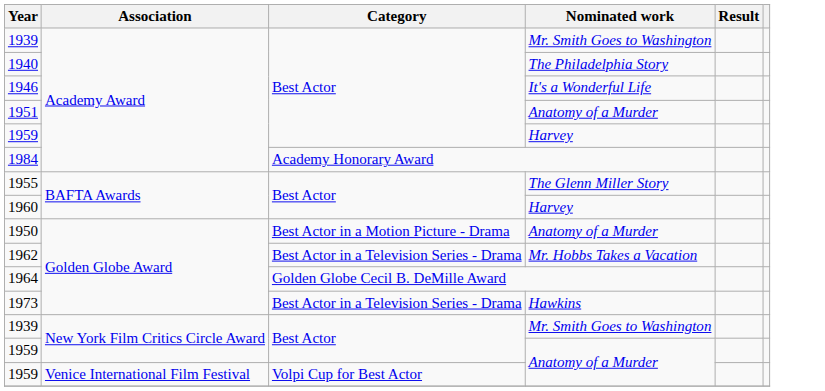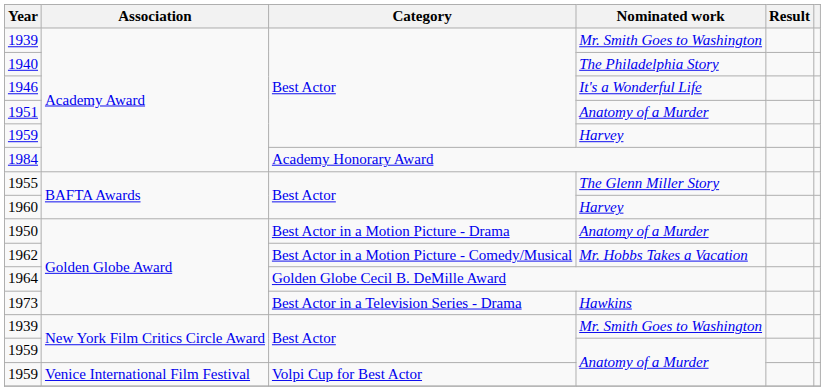(397, 254) Best Actor in a Television Series - Drama -> (422, 254) Best Actor in a Motion Picture - Comedy/Musical
